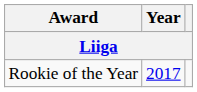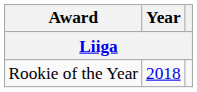(163, 73) 2017 -> (163, 73) 2018
